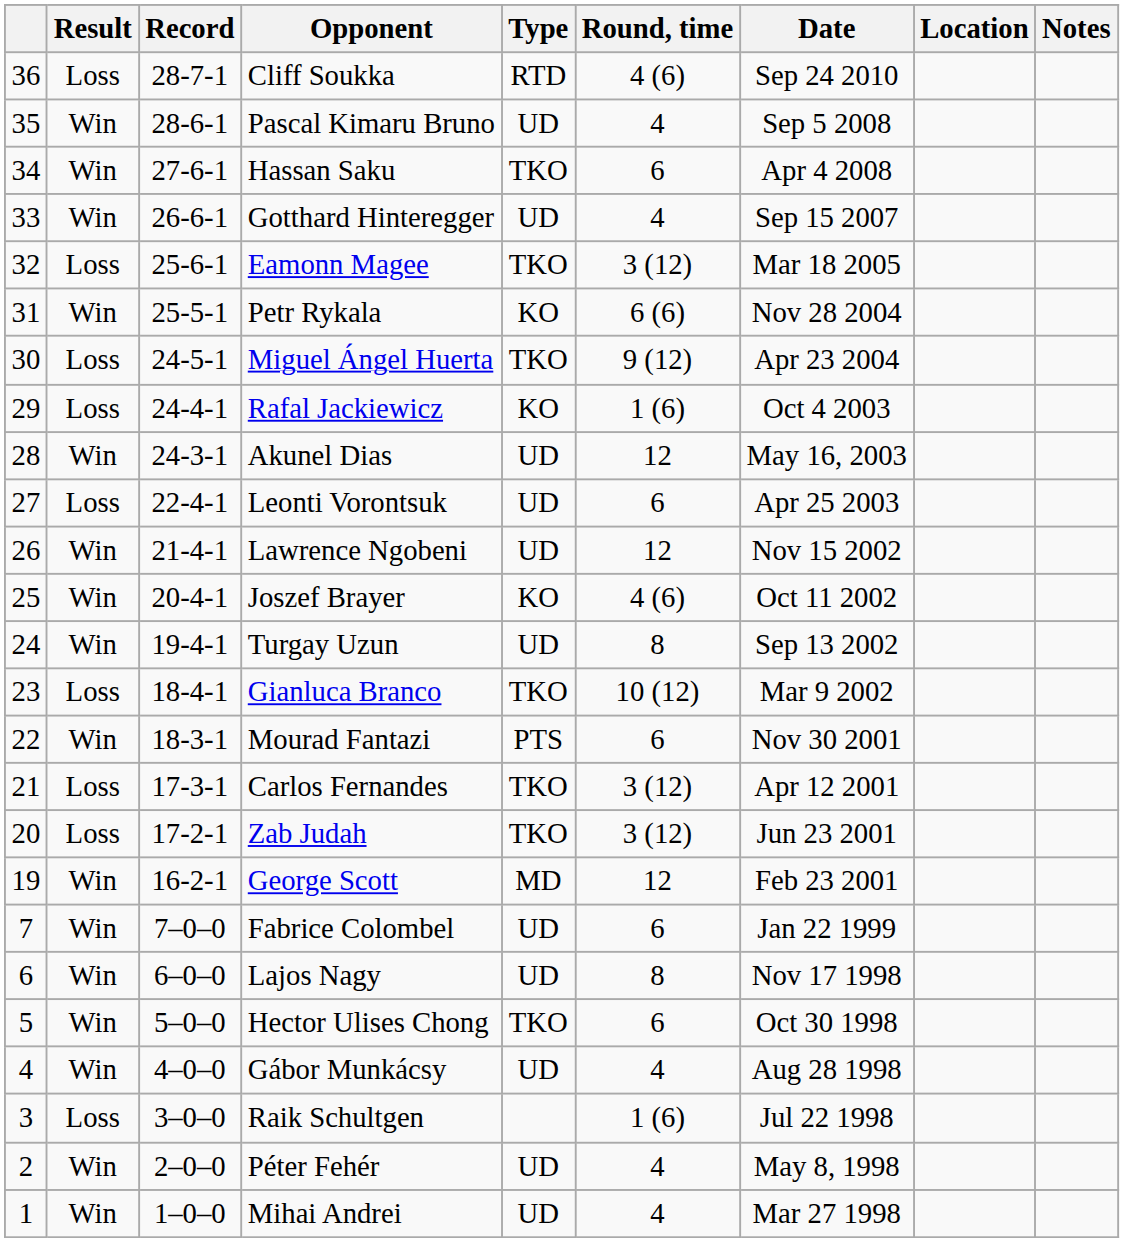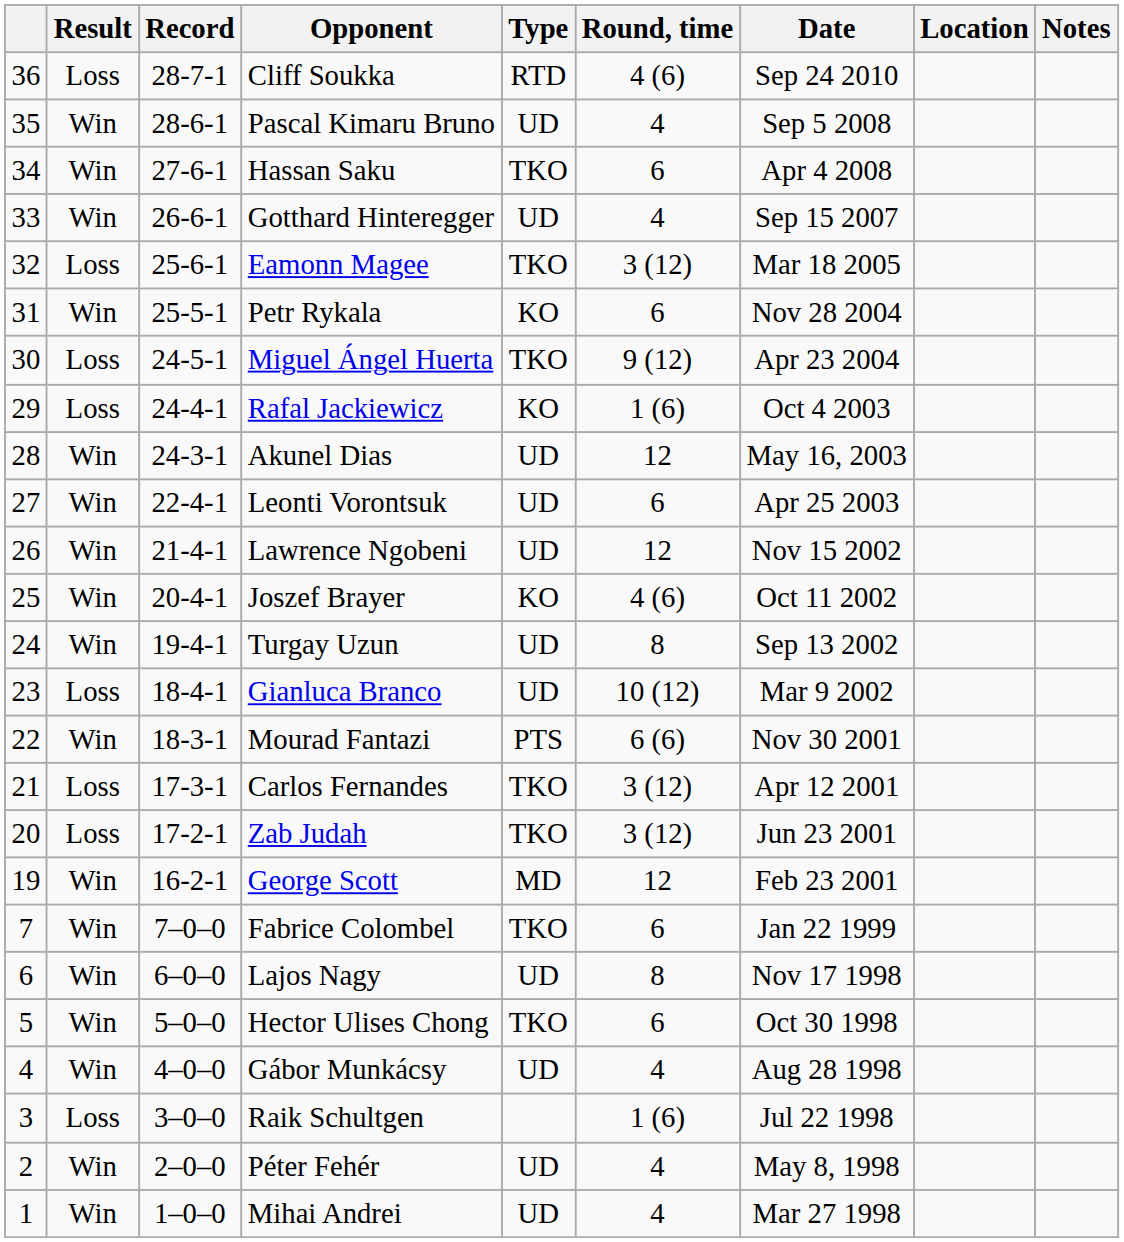(657, 312) 6 (6) -> (657, 312) 6
(93, 502) Loss -> (93, 502) Win
(538, 691) TKO -> (538, 691) UD
(657, 738) 6 -> (657, 738) 6 (6)
(538, 928) UD -> (538, 928) TKO
